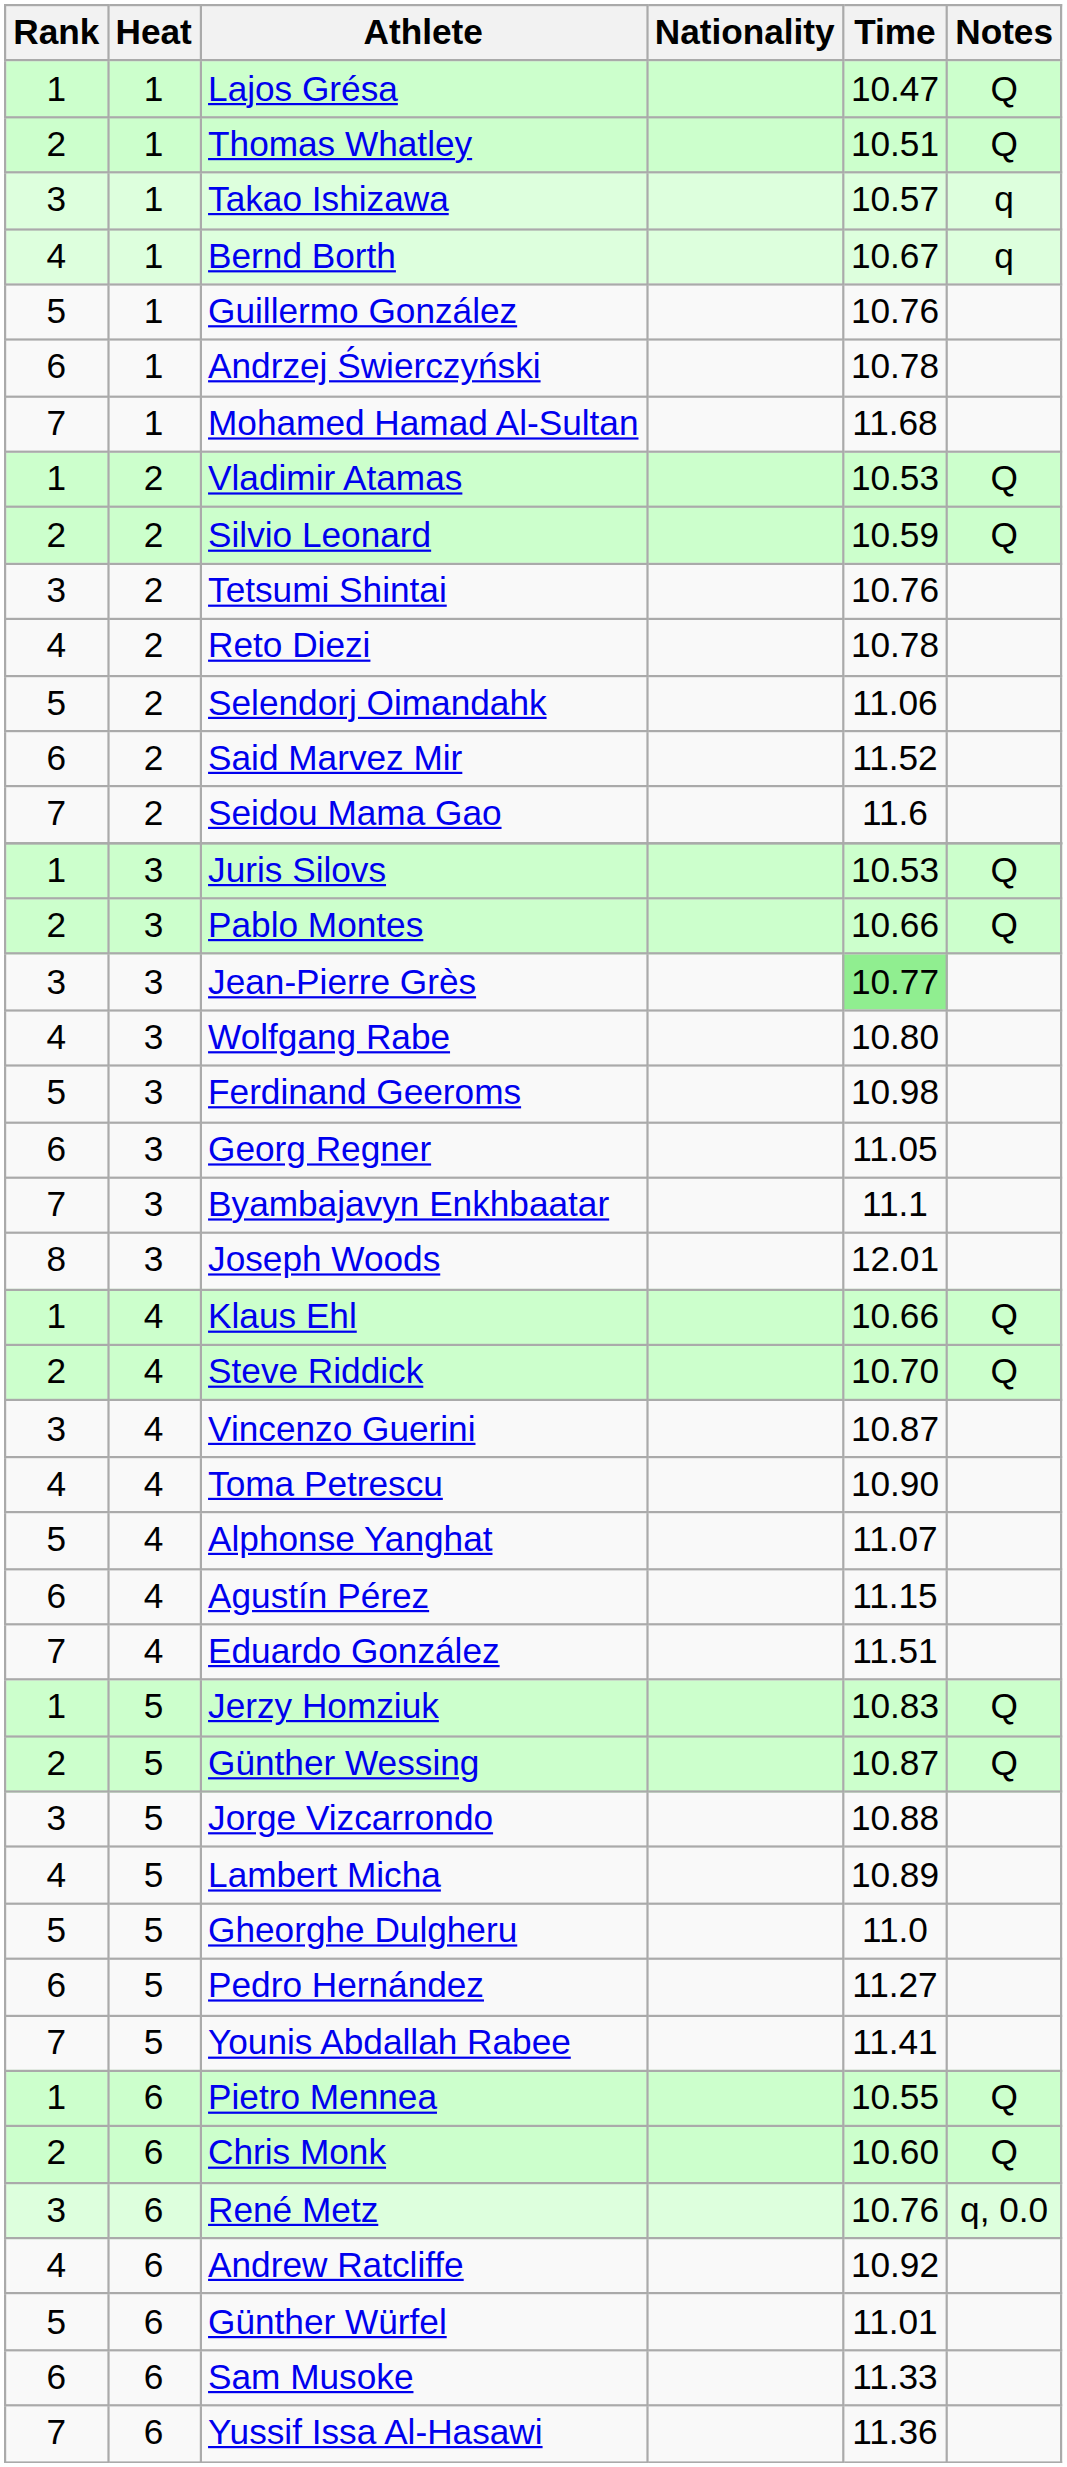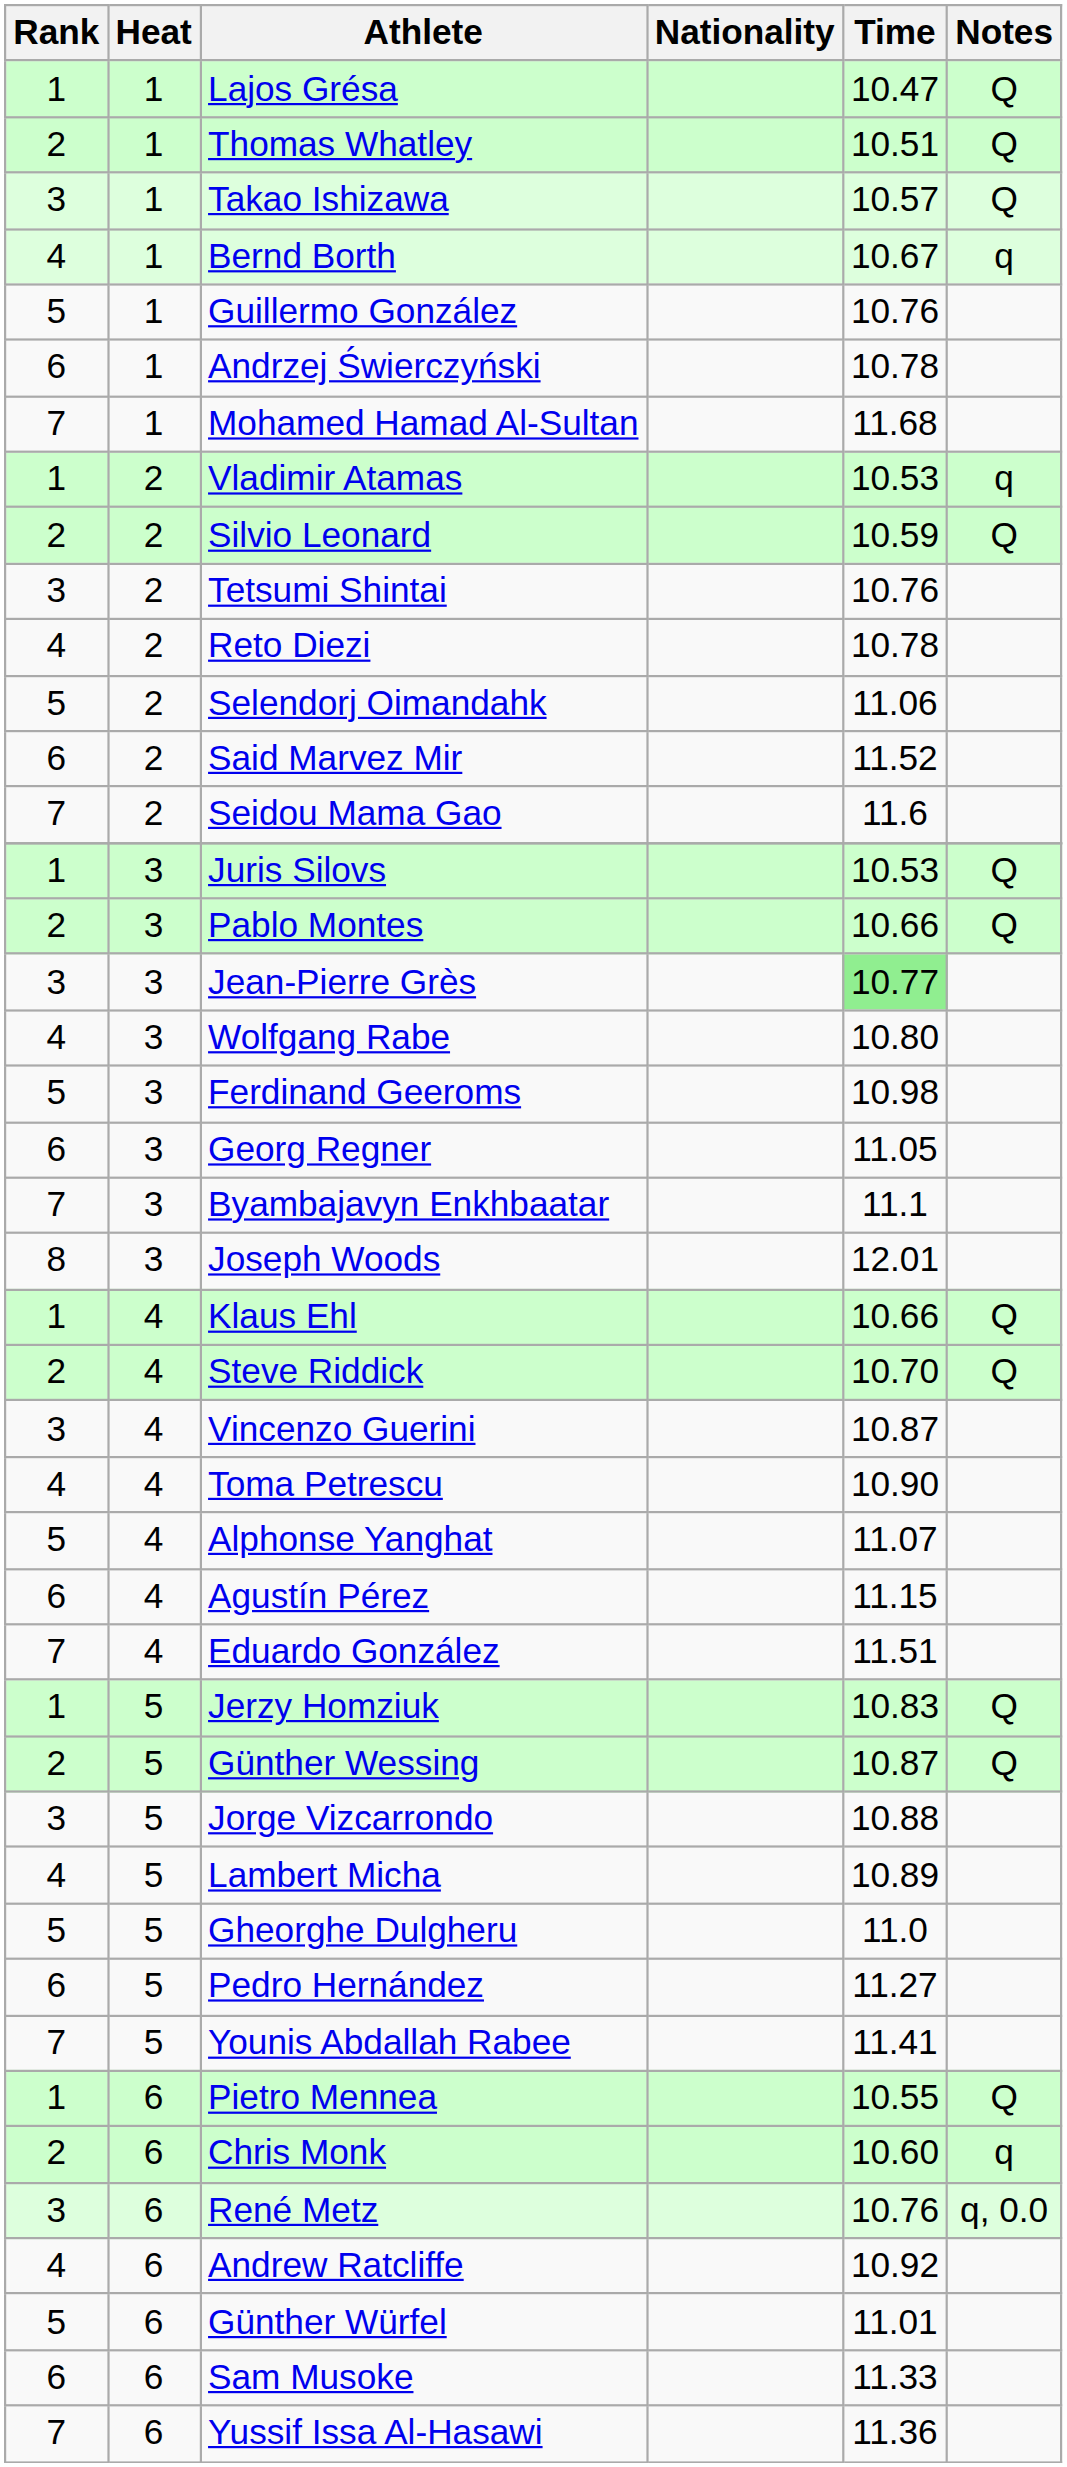(1004, 199) q -> (1004, 199) Q
(1004, 479) Q -> (1004, 479) q
(1004, 2153) Q -> (1004, 2153) q
